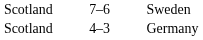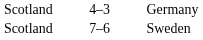rows swapped: (169, 9) <-> (172, 29)
